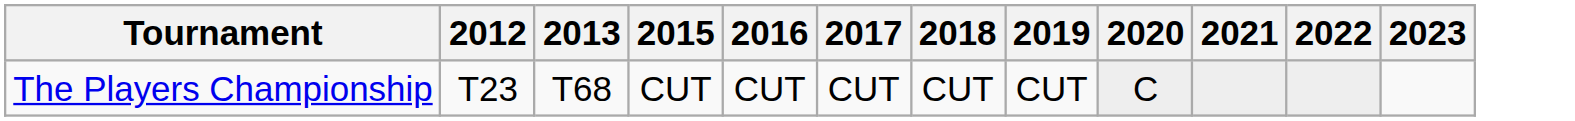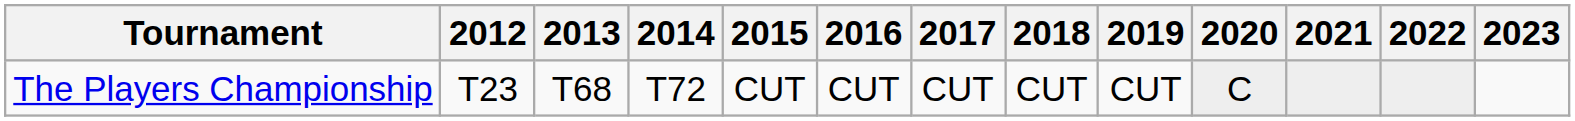+ column: (676, 33)
